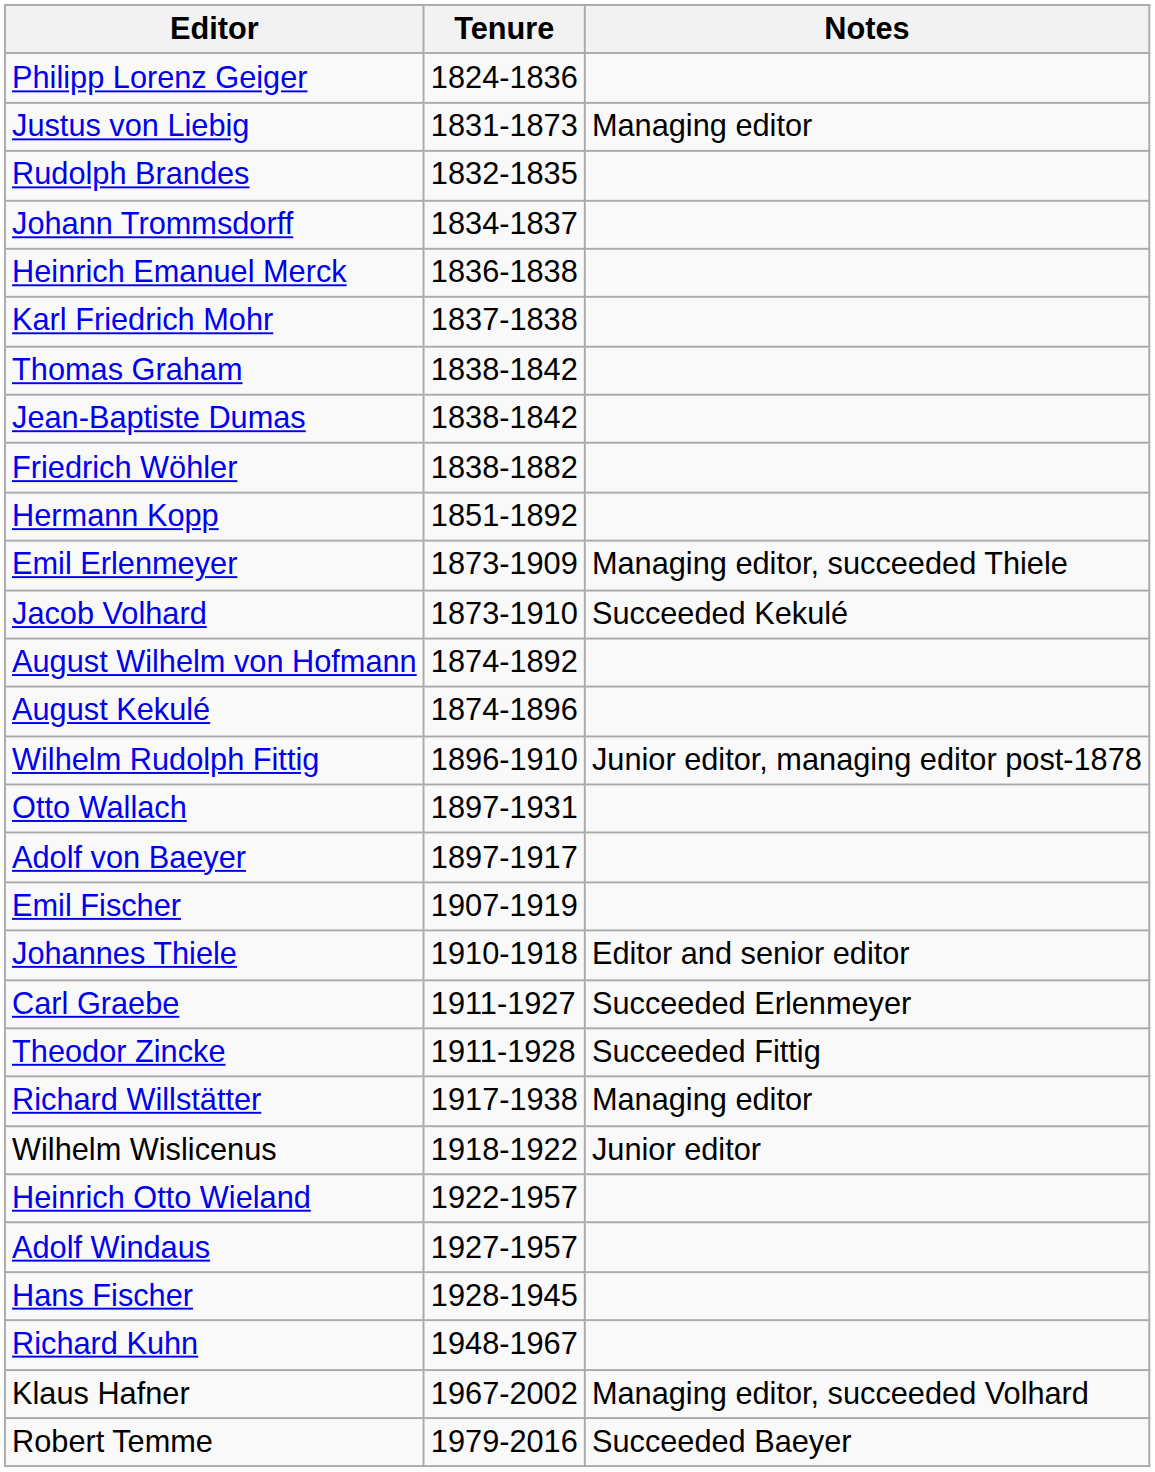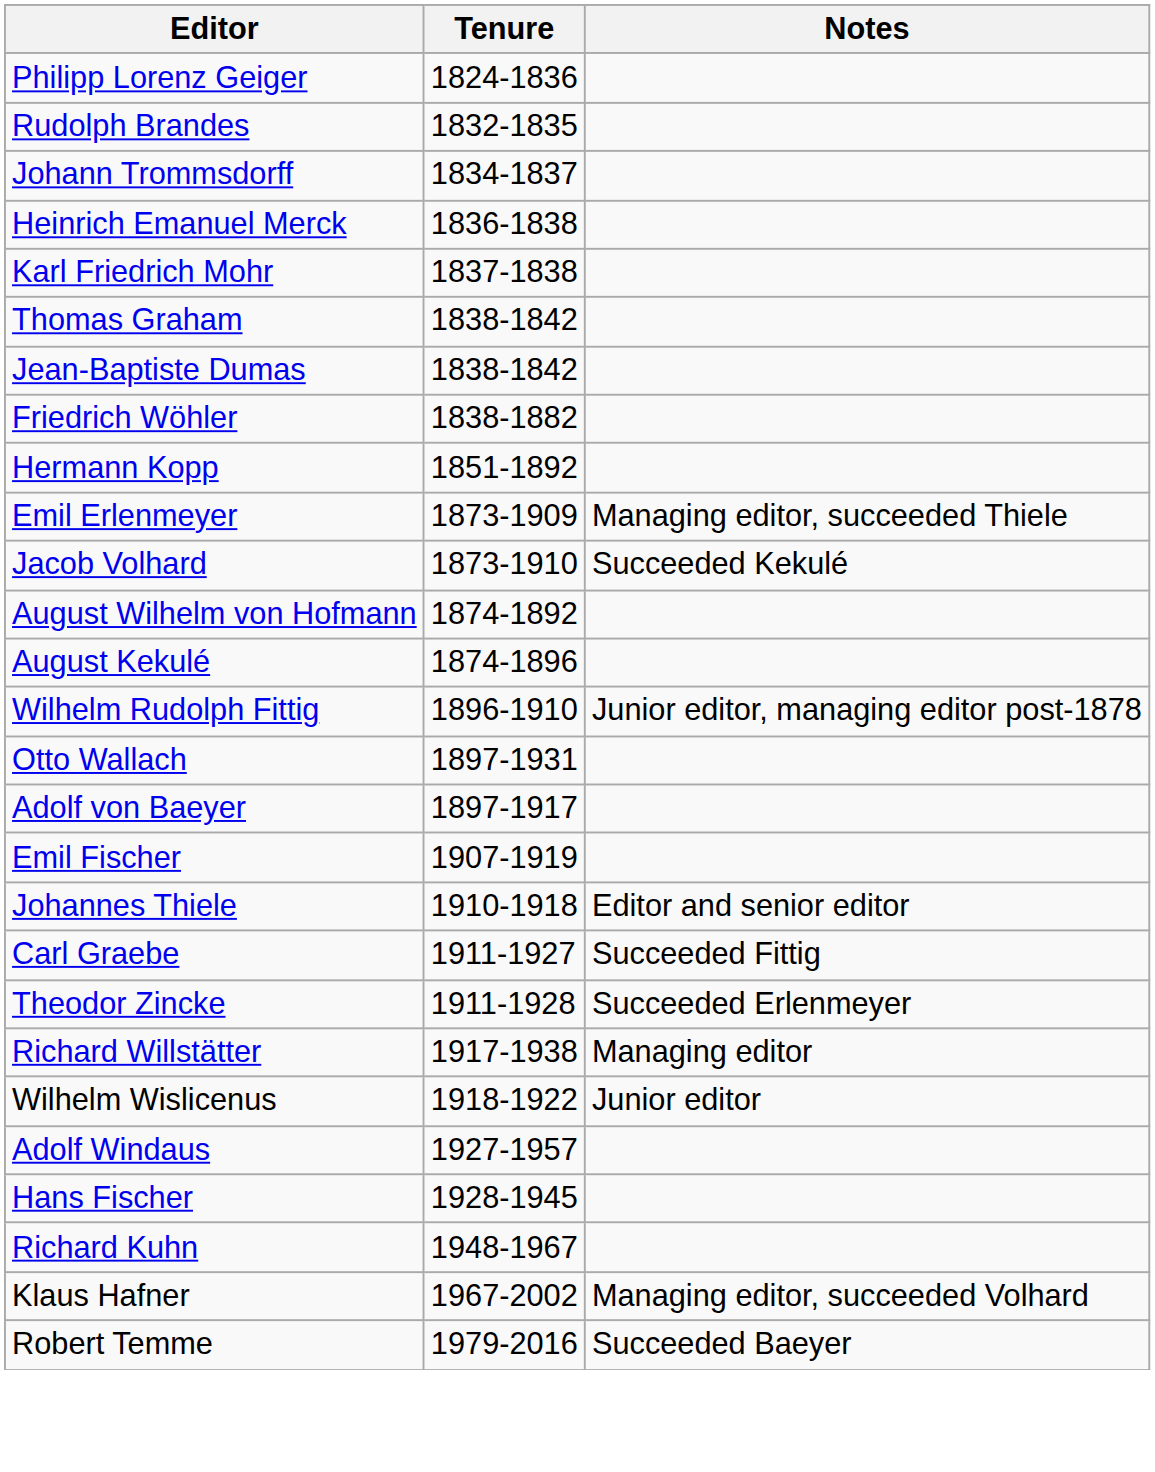- row: (131, 126)
(752, 1003) Succeeded Erlenmeyer -> (706, 954) Succeeded Fittig
(706, 1051) Succeeded Fittig -> (752, 1003) Succeeded Erlenmeyer
- row: (161, 1198)
